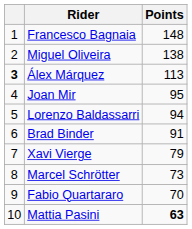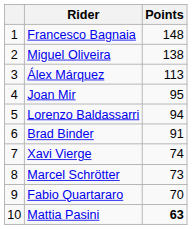(14, 75) bold -> (14, 75) normal
(177, 154) 79 -> (177, 154) 74
